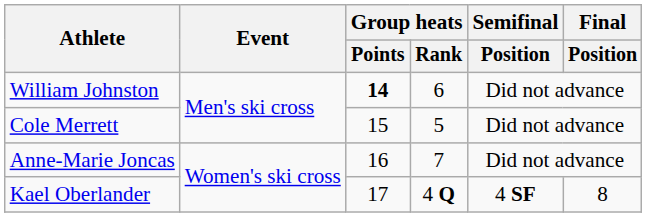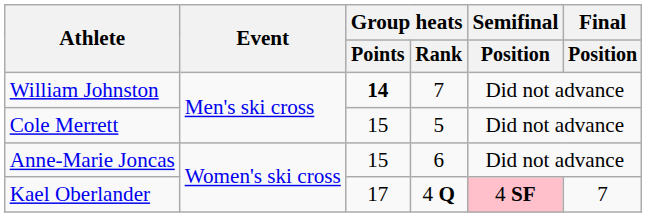(439, 90) 6 -> (439, 90) 7
(378, 160) 16 -> (378, 160) 15
(439, 160) 7 -> (439, 160) 6
(515, 195) no background -> (515, 195) pink background
(603, 195) 8 -> (603, 195) 7
